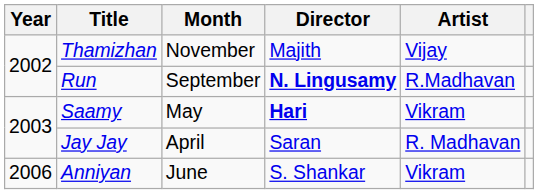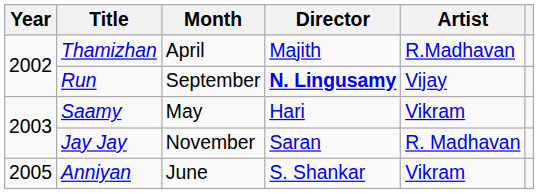(210, 50) November -> (185, 50) April
(426, 50) Vijay -> (460, 50) R.Madhavan
(460, 81) R.Madhavan -> (426, 81) Vijay
(288, 111) bold -> (287, 111) normal
(185, 142) April -> (210, 142) November
(31, 173) 2006 -> (31, 173) 2005
